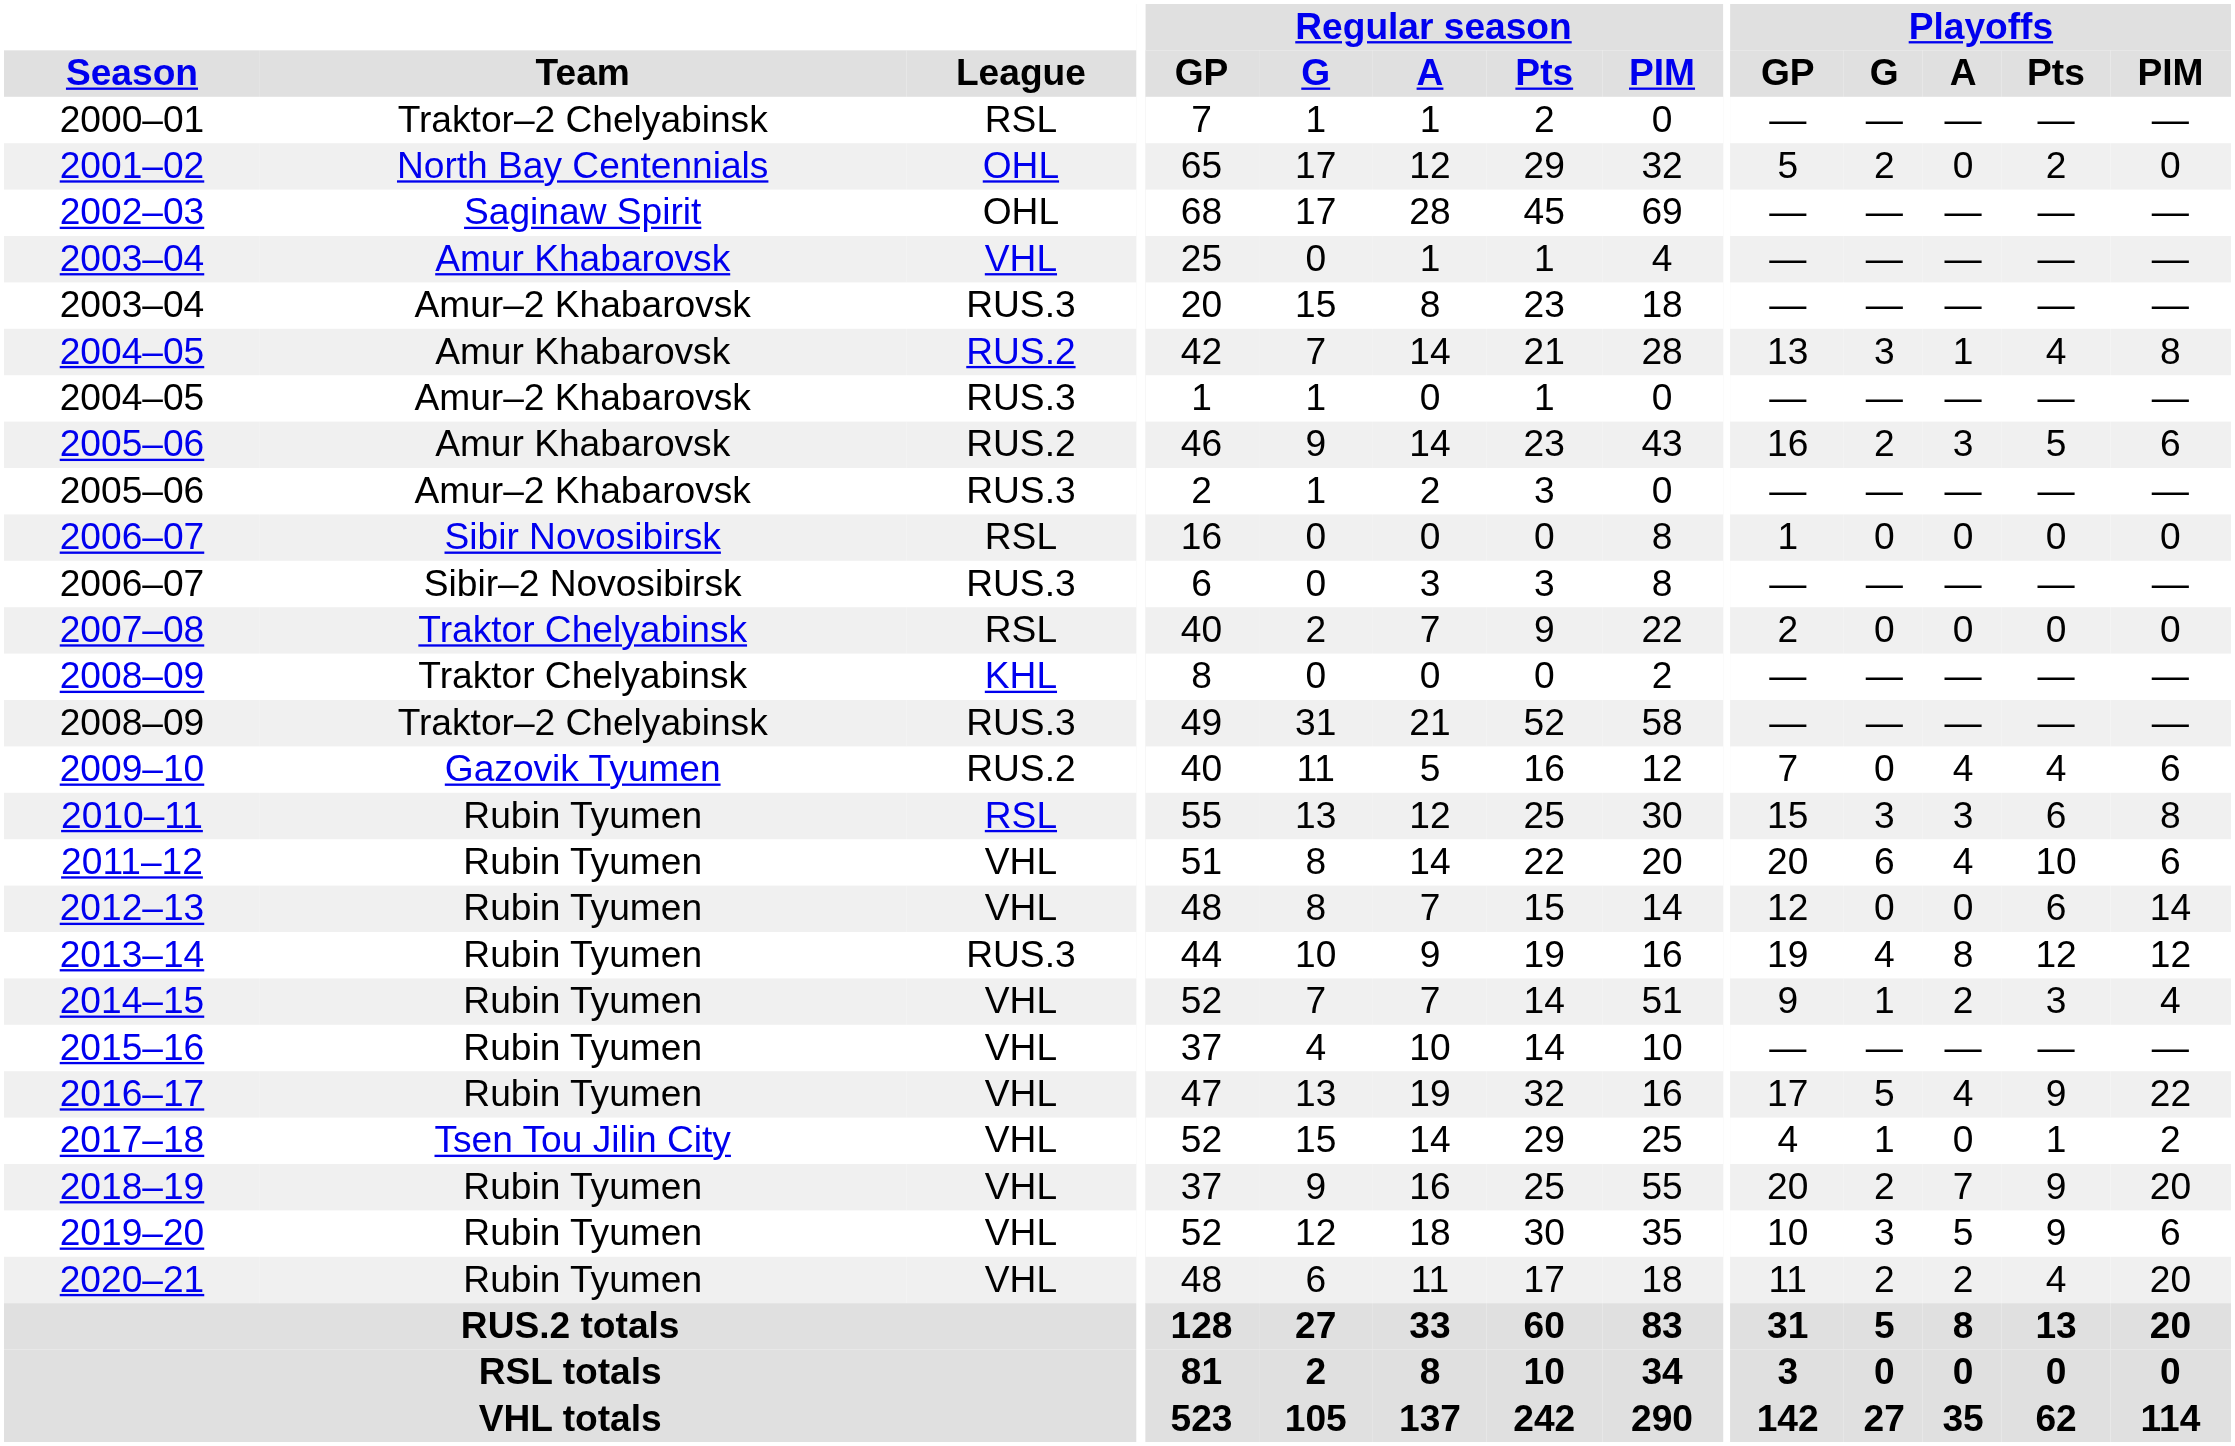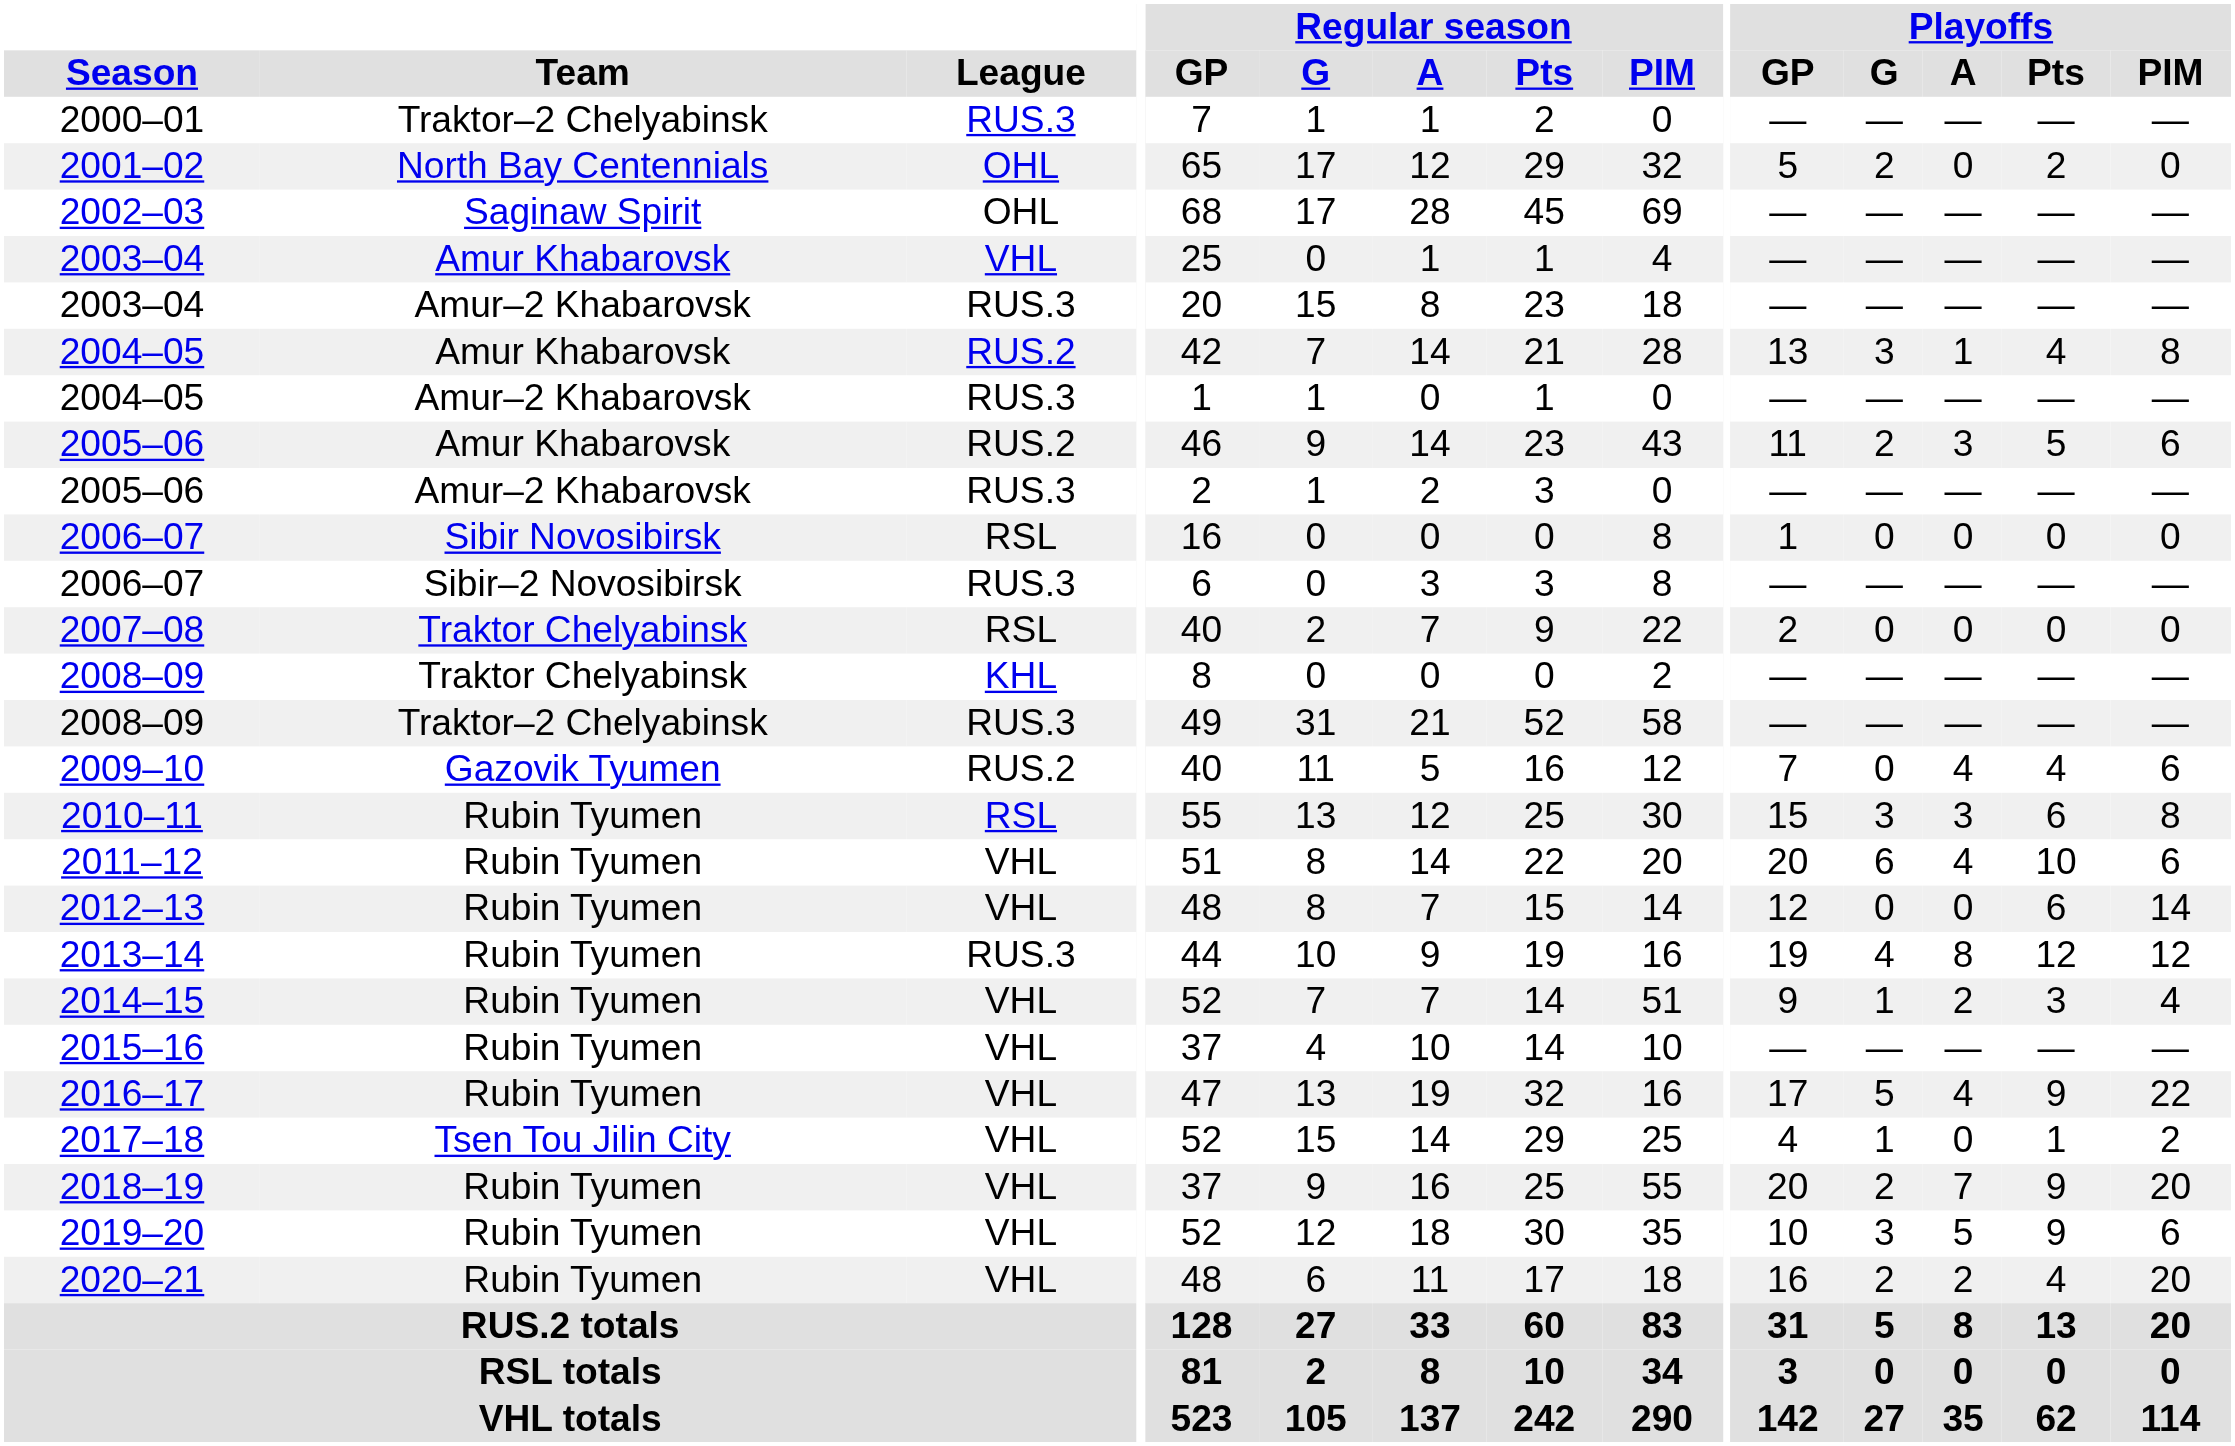(1021, 119) RSL -> (1021, 119) RUS.3
(1788, 444) 16 -> (1788, 444) 11
(1788, 1279) 11 -> (1788, 1279) 16
